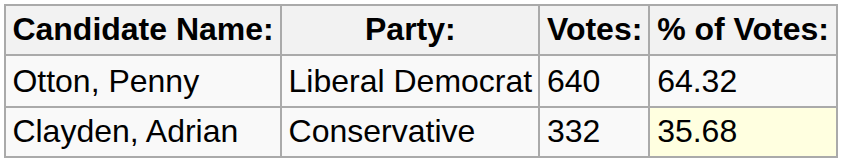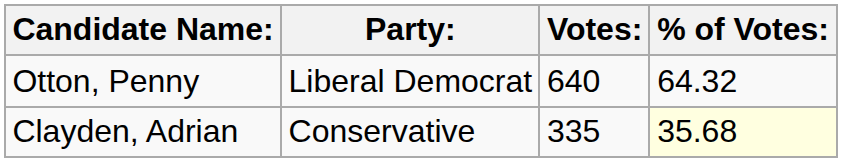(574, 131) 332 -> (574, 131) 335
